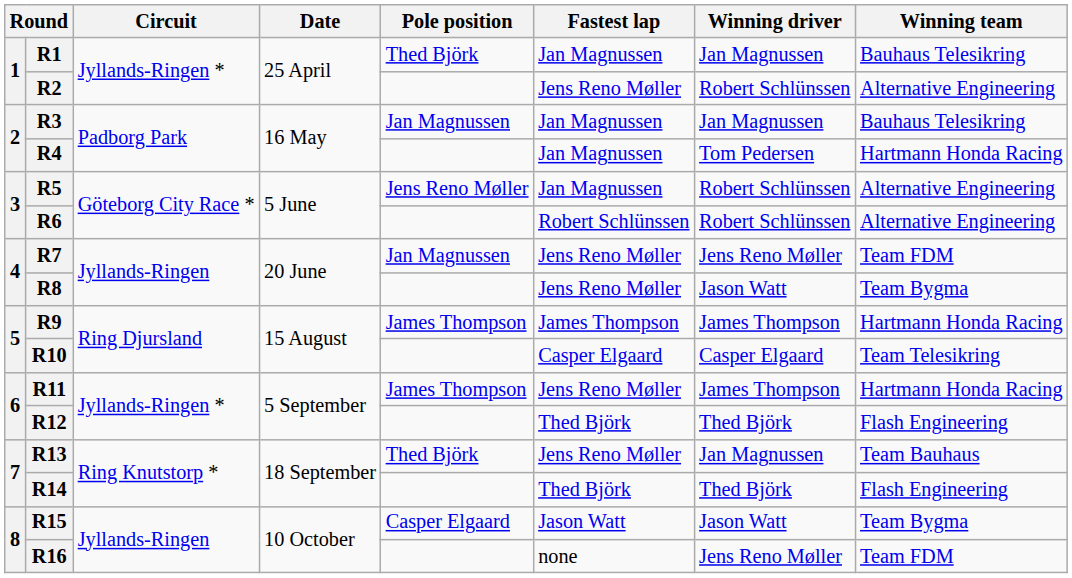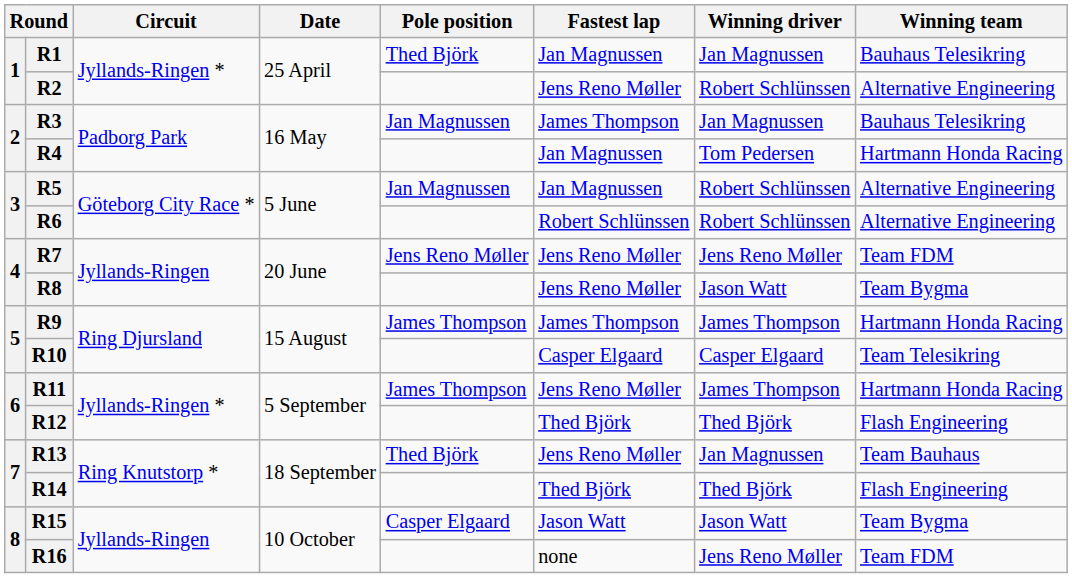(600, 121) Jan Magnussen -> (609, 121) James Thompson
(457, 187) Jens Reno Møller -> (448, 187) Jan Magnussen
(448, 254) Jan Magnussen -> (457, 254) Jens Reno Møller
